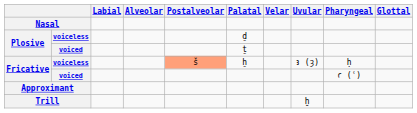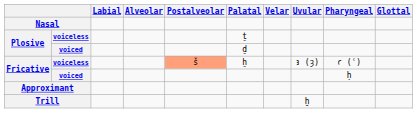(245, 37) ḏ -> (245, 37) ṯ
(245, 50) ṯ -> (245, 50) ḏ
(349, 62) ḥ -> (349, 62) ꜥ (ʿ)
(349, 75) ꜥ (ʿ) -> (349, 75) ḥ
